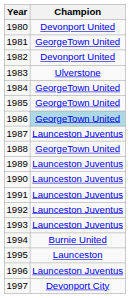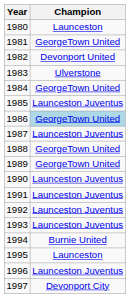(78, 27) Devonport United -> (78, 27) Launceston
(78, 103) GeorgeTown United -> (78, 103) Launceston Juventus
(78, 164) Launceston Juventus -> (78, 164) GeorgeTown United
